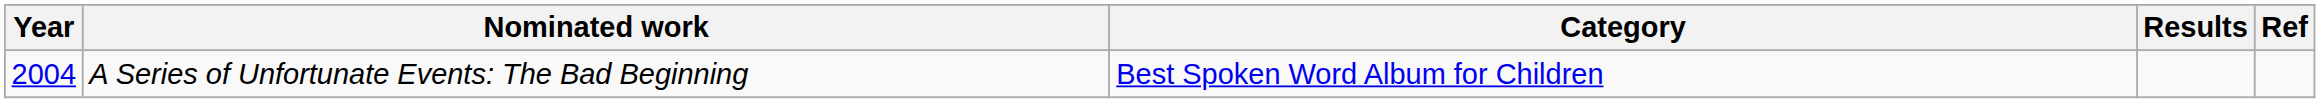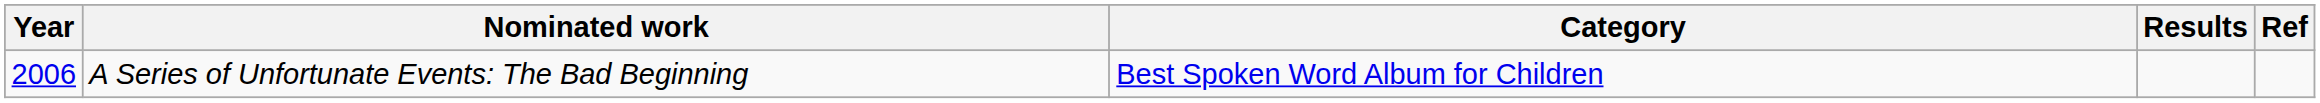(44, 73) 2004 -> (44, 73) 2006
